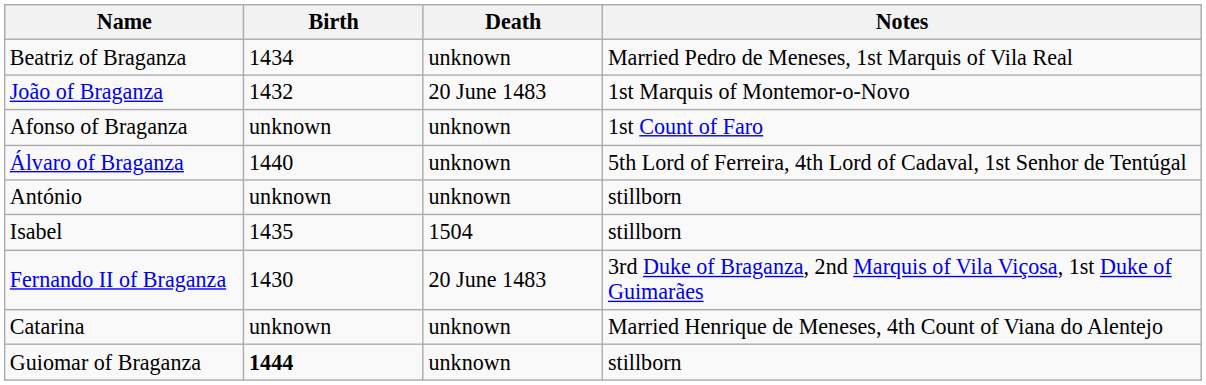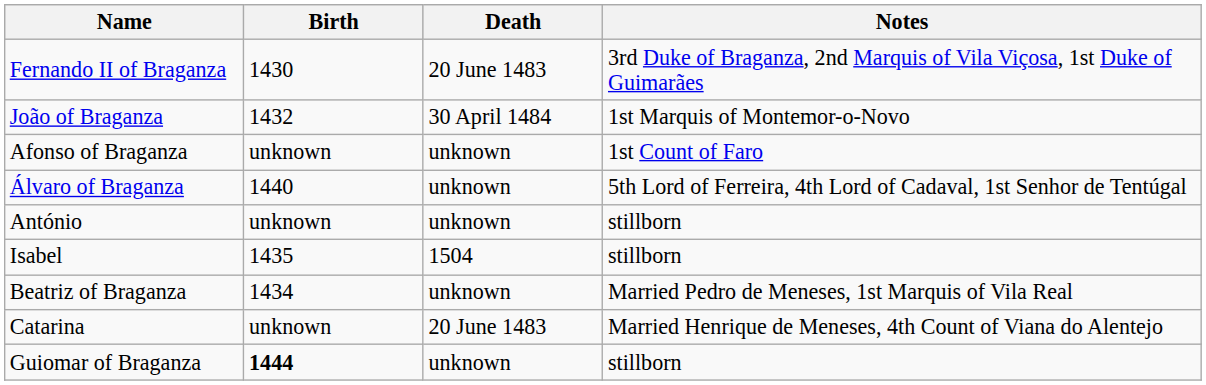rows swapped: (118, 279) <-> (98, 57)
(487, 92) 20 June 1483 -> (490, 116) 30 April 1484
(470, 326) unknown -> (487, 326) 20 June 1483
